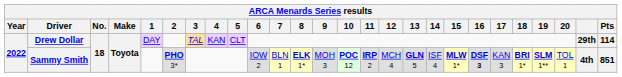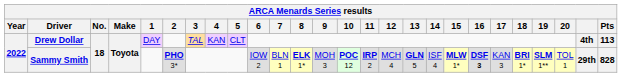(587, 40) 29th -> (587, 40) 4th
(607, 40) 114 -> (607, 40) 113
(587, 60) 4th -> (587, 60) 29th
(607, 60) 851 -> (607, 60) 828
